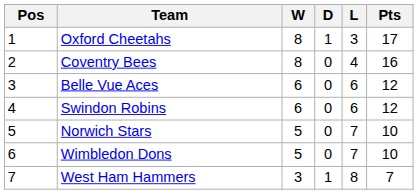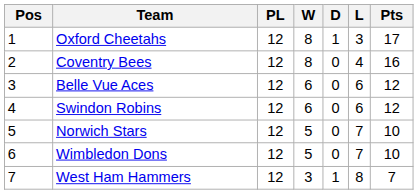+ column: (275, 16)
